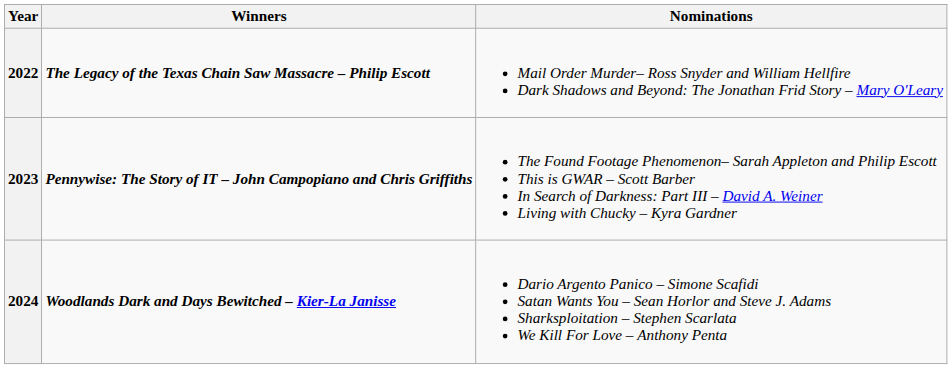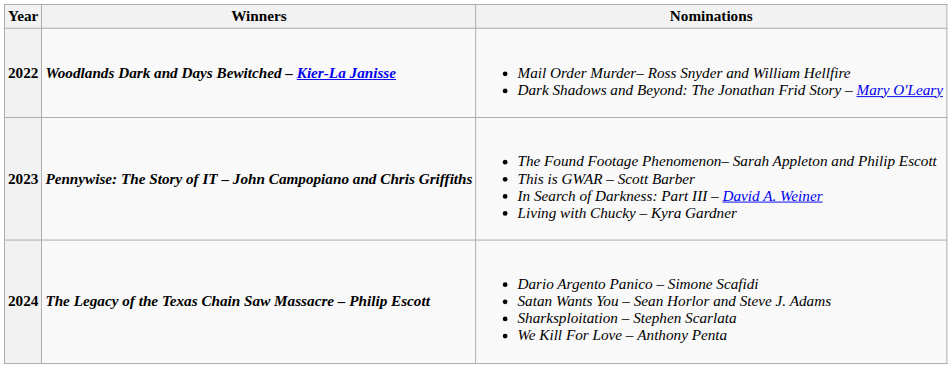(238, 72) The Legacy of the Texas Chain Saw Massacre – Philip Escott -> (221, 72) Woodlands Dark and Days Bewitched – Kier-La Janisse
(221, 301) Woodlands Dark and Days Bewitched – Kier-La Janisse -> (238, 301) The Legacy of the Texas Chain Saw Massacre – Philip Escott
